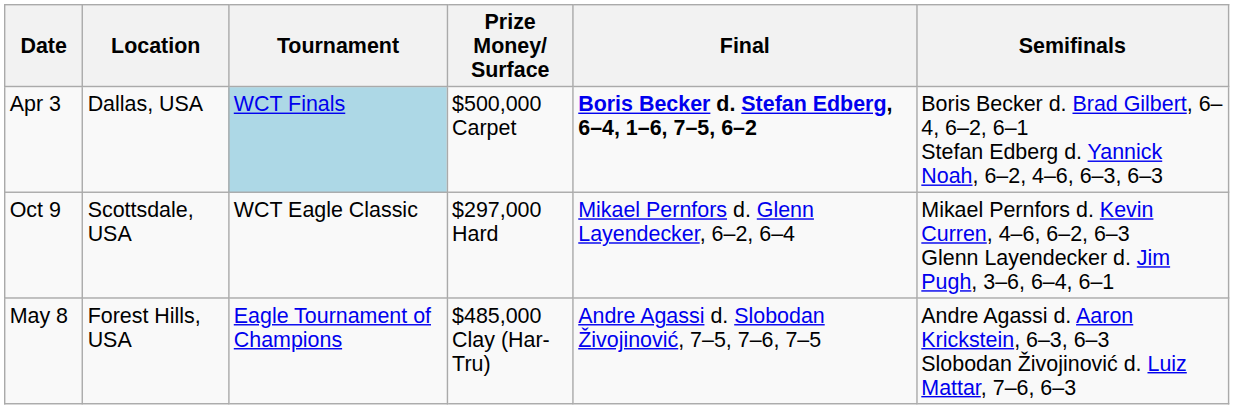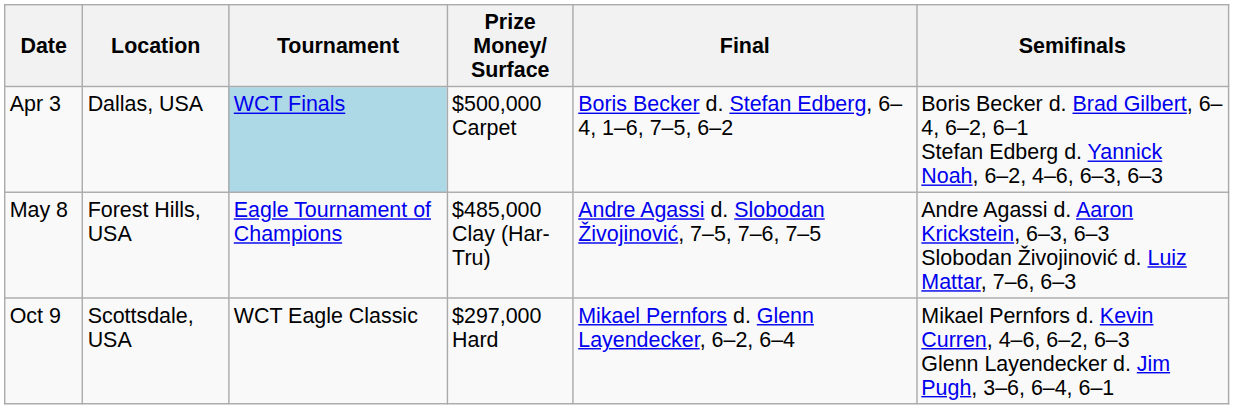(735, 116) bold -> (740, 116) normal
rows swapped: (39, 315) <-> (35, 210)
